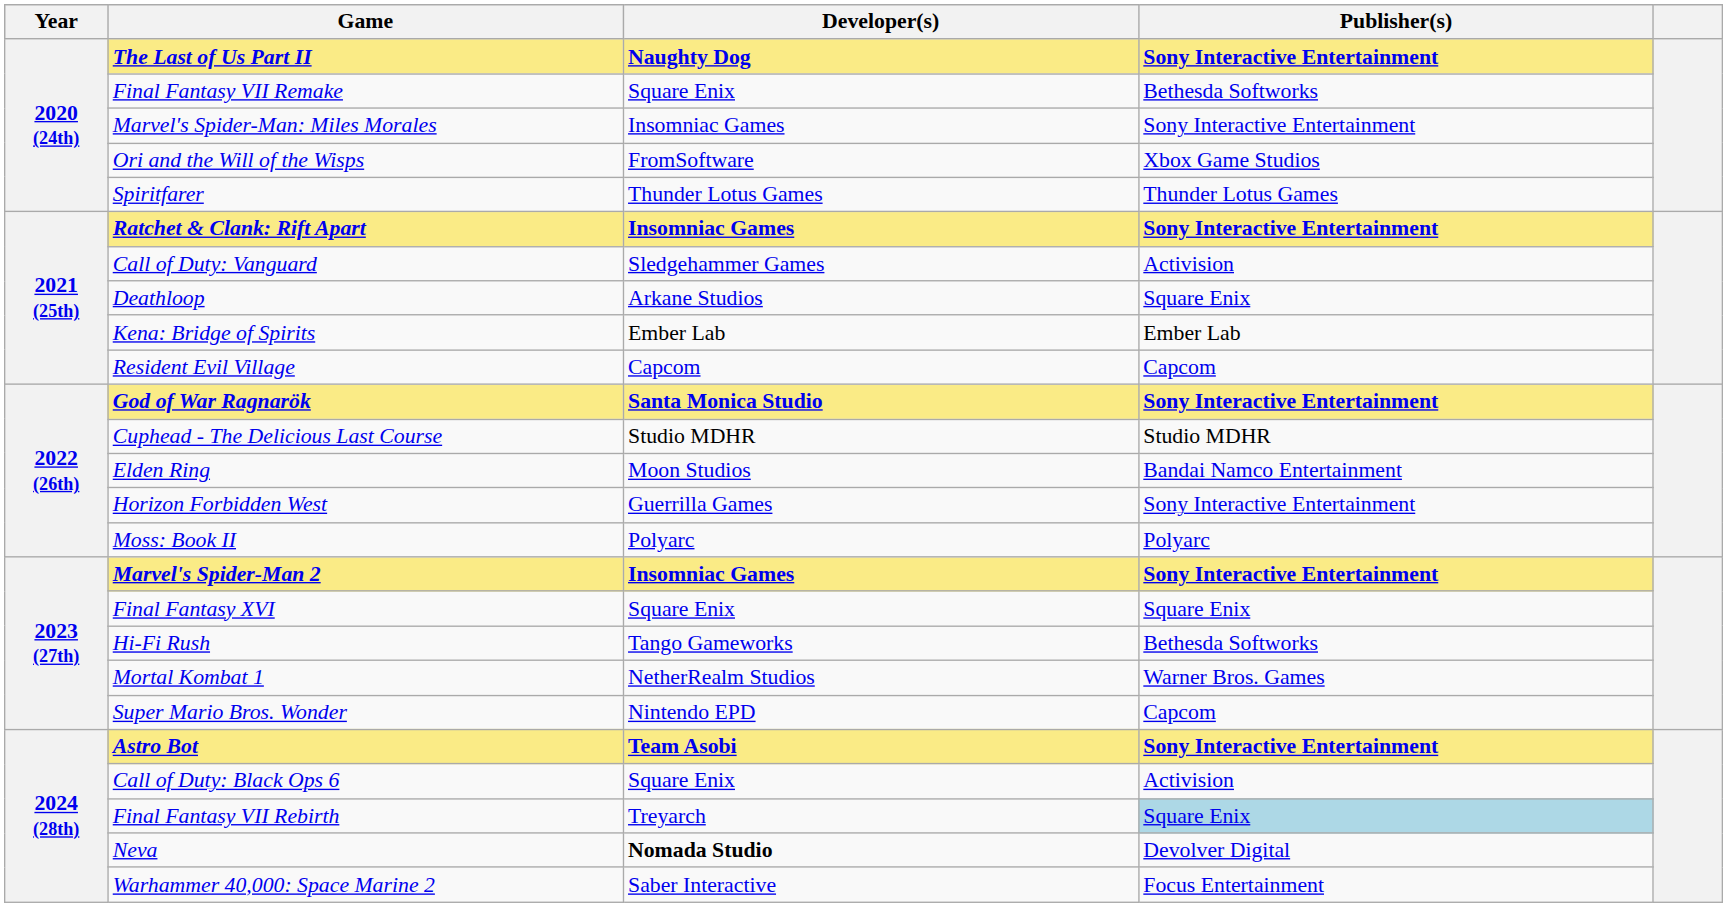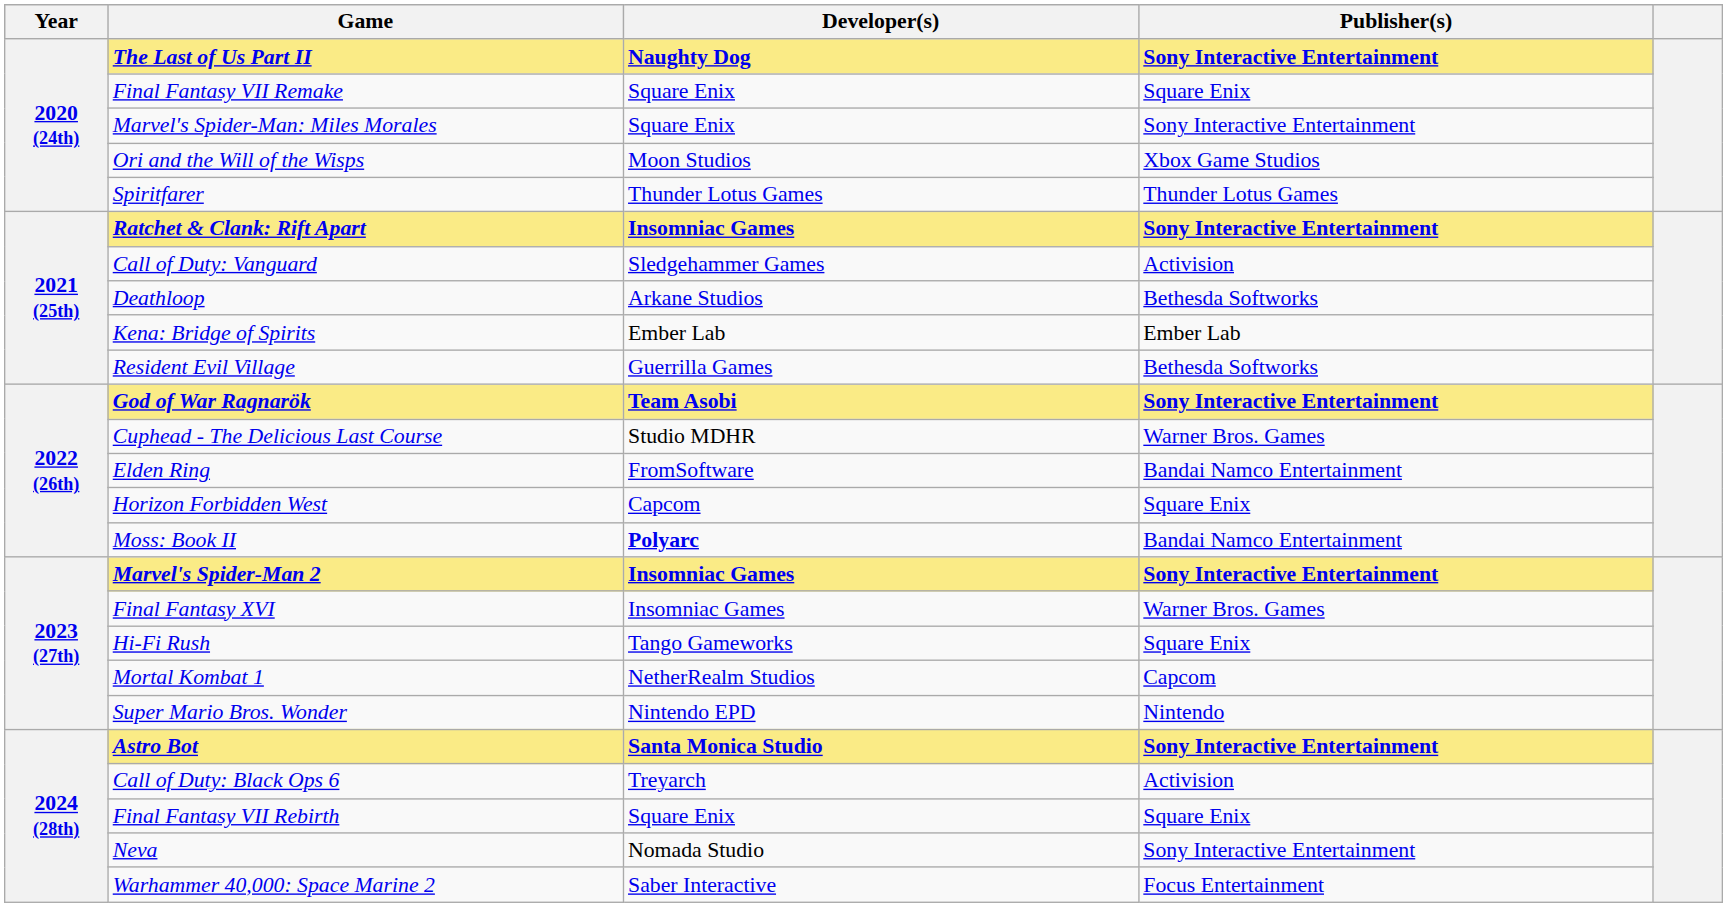(1231, 90) Bethesda Softworks -> (1197, 90) Square Enix
(706, 125) Insomniac Games -> (682, 125) Square Enix
(691, 159) FromSoftware -> (689, 159) Moon Studios
(1197, 297) Square Enix -> (1231, 297) Bethesda Softworks
(664, 366) Capcom -> (700, 366) Guerrilla Games
(1180, 366) Capcom -> (1231, 366) Bethesda Softworks
(725, 401) Santa Monica Studio -> (682, 401) Team Asobi
(1207, 435) Studio MDHR -> (1234, 435) Warner Bros. Games
(689, 470) Moon Studios -> (691, 470) FromSoftware
(700, 504) Guerrilla Games -> (664, 504) Capcom
(1279, 504) Sony Interactive Entertainment -> (1197, 504) Square Enix
(661, 539) normal -> (663, 539) bold
(1177, 539) Polyarc -> (1273, 539) Bandai Namco Entertainment
(682, 608) Square Enix -> (706, 608) Insomniac Games
(1197, 608) Square Enix -> (1234, 608) Warner Bros. Games
(1231, 642) Bethesda Softworks -> (1197, 642) Square Enix
(1234, 677) Warner Bros. Games -> (1180, 677) Capcom
(1180, 711) Capcom -> (1184, 711) Nintendo
(682, 746) Team Asobi -> (725, 746) Santa Monica Studio
(682, 780) Square Enix -> (667, 780) Treyarch
(667, 815) Treyarch -> (682, 815) Square Enix
(1197, 815) lightblue background -> (1197, 815) no background
(700, 849) bold -> (696, 849) normal
(1217, 849) Devolver Digital -> (1279, 849) Sony Interactive Entertainment
